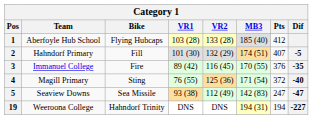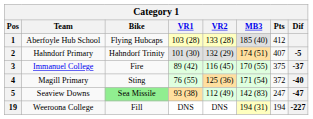(137, 53) Fill -> (137, 53) Hahndorf Trinity
(279, 67) 376 -> (279, 67) 375
(298, 67) -35 -> (298, 67) -37
(137, 94) no background -> (137, 94) lightgreen background
(137, 107) Hahndorf Trinity -> (137, 107) Fill
